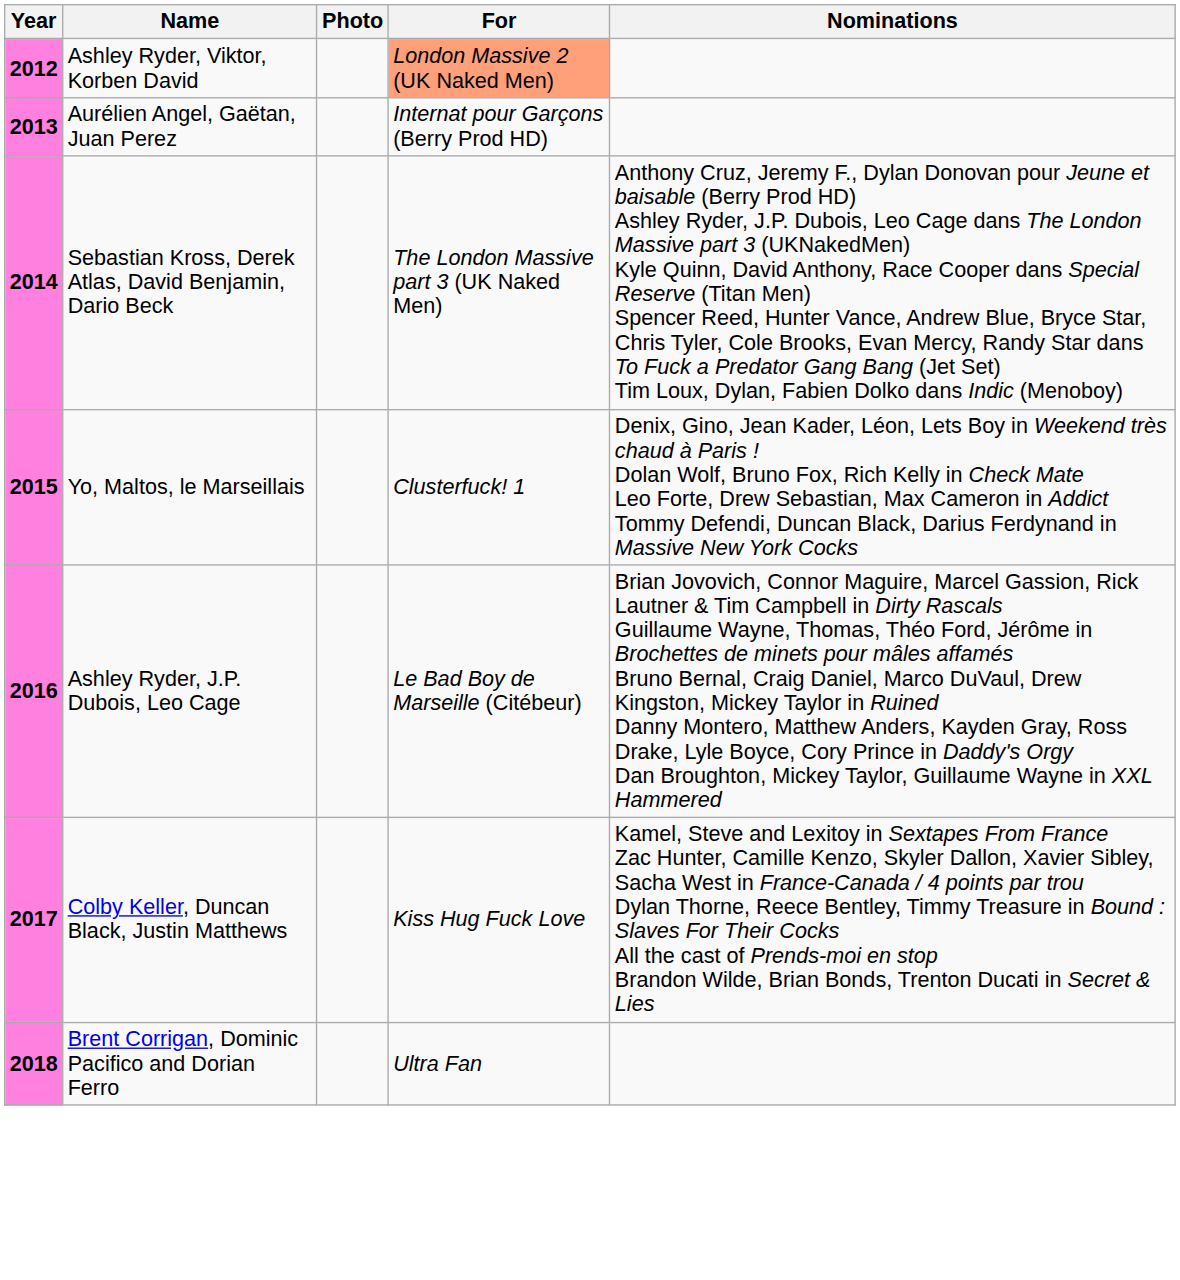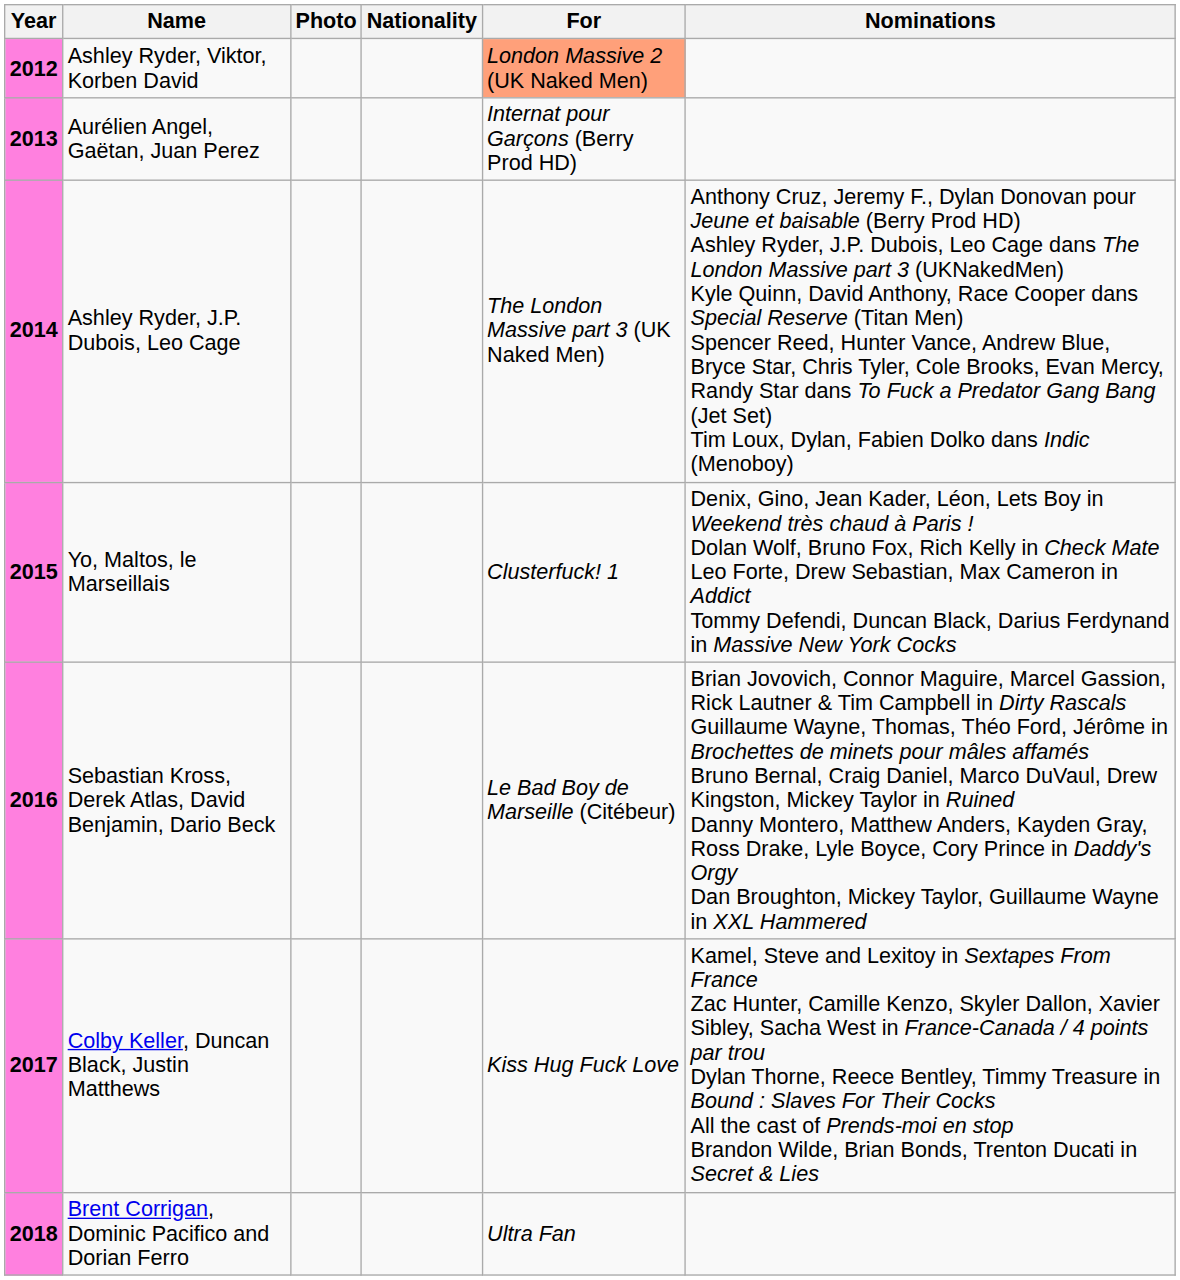+ column: (422, 21)
(181, 282) Sebastian Kross, Derek Atlas, David Benjamin, Dario Beck -> (155, 330) Ashley Ryder, J.P. Dubois, Leo Cage
(155, 691) Ashley Ryder, J.P. Dubois, Leo Cage -> (172, 800) Sebastian Kross, Derek Atlas, David Benjamin, Dario Beck
